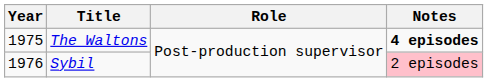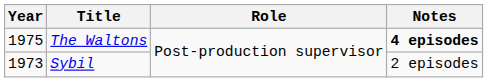(26, 64) 1976 -> (26, 64) 1973
(435, 64) pink background -> (435, 64) no background
